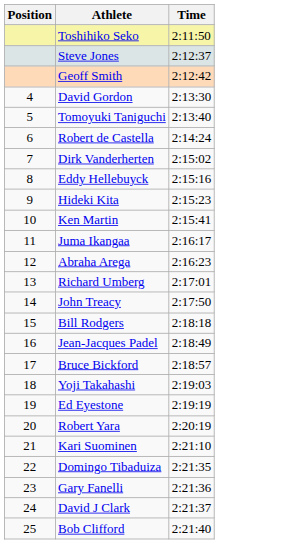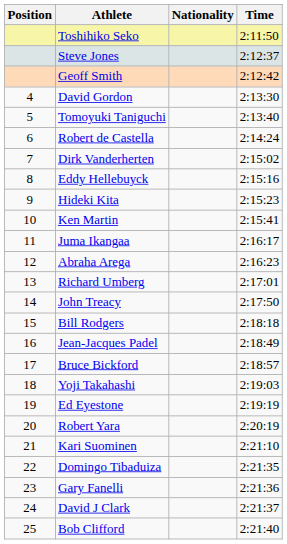+ column: (203, 14)
